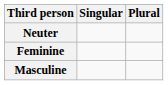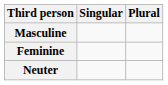rows swapped: (40, 70) <-> (40, 32)
